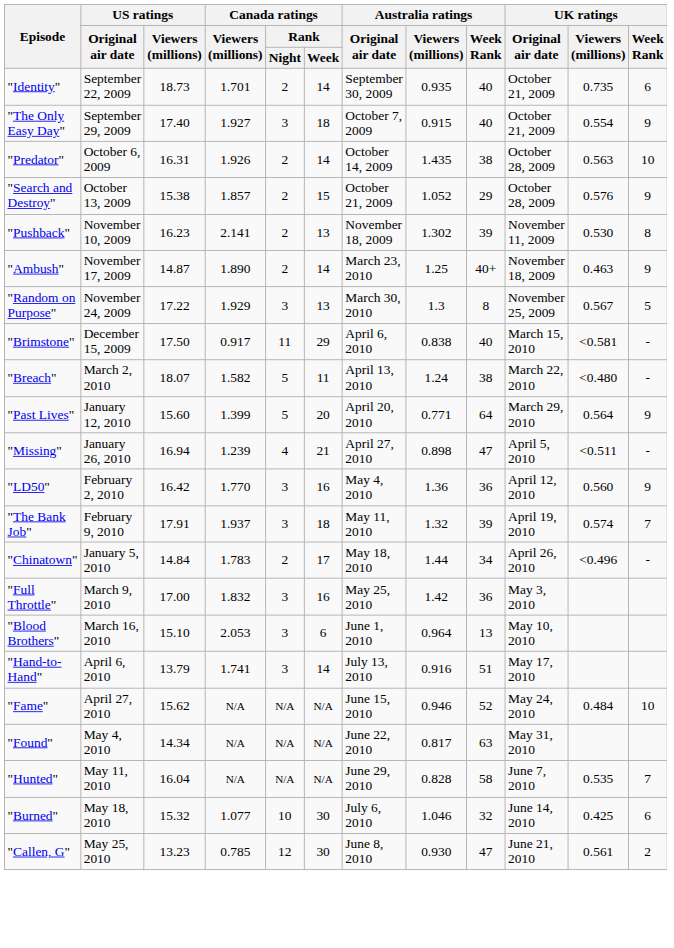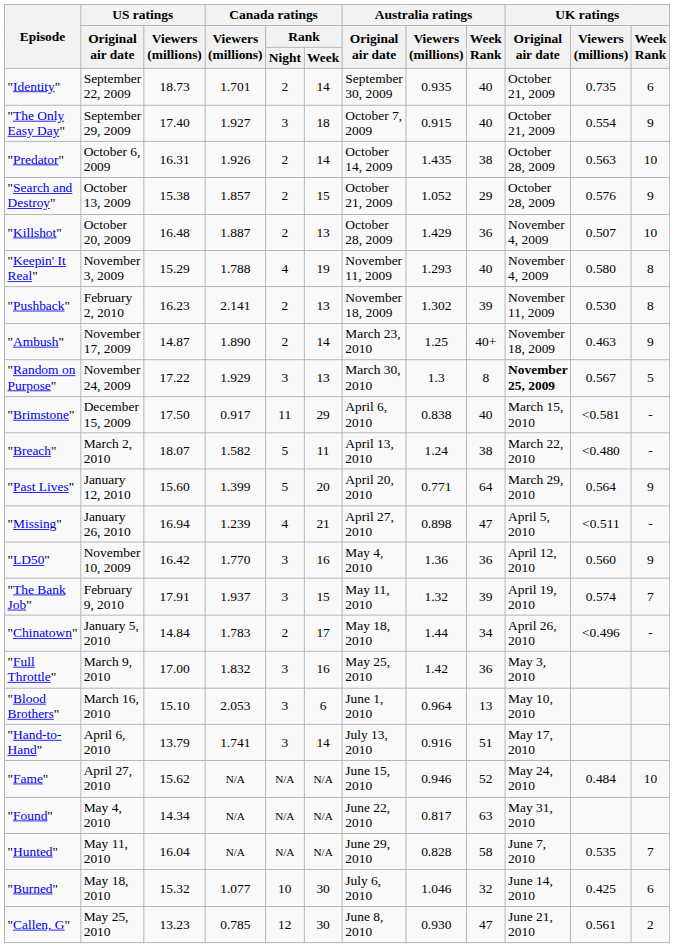+ row: (35, 232)
+ row: (37, 268)
(112, 232) November 10, 2009 -> (108, 305) February 2, 2010
(536, 305) normal -> (538, 378) bold
(108, 487) February 2, 2010 -> (112, 560) November 10, 2009
(323, 523) 18 -> (323, 596) 15
